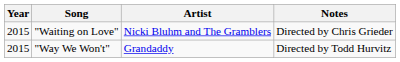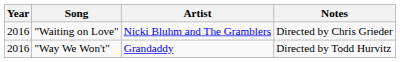(18, 31) 2015 -> (18, 31) 2016
(18, 48) 2015 -> (18, 48) 2016
